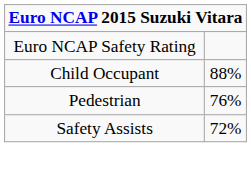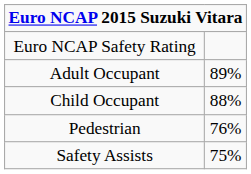+ row: (105, 73)
(226, 127) 72% -> (226, 155) 75%
